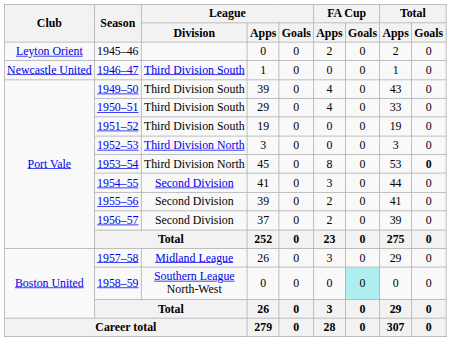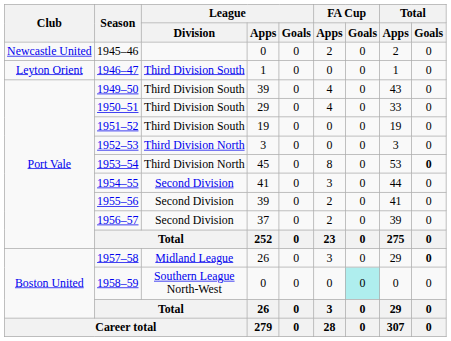(49, 51) Leyton Orient -> (49, 51) Newcastle United
(49, 70) Newcastle United -> (49, 70) Leyton Orient
(429, 257) normal -> (429, 257) bold
